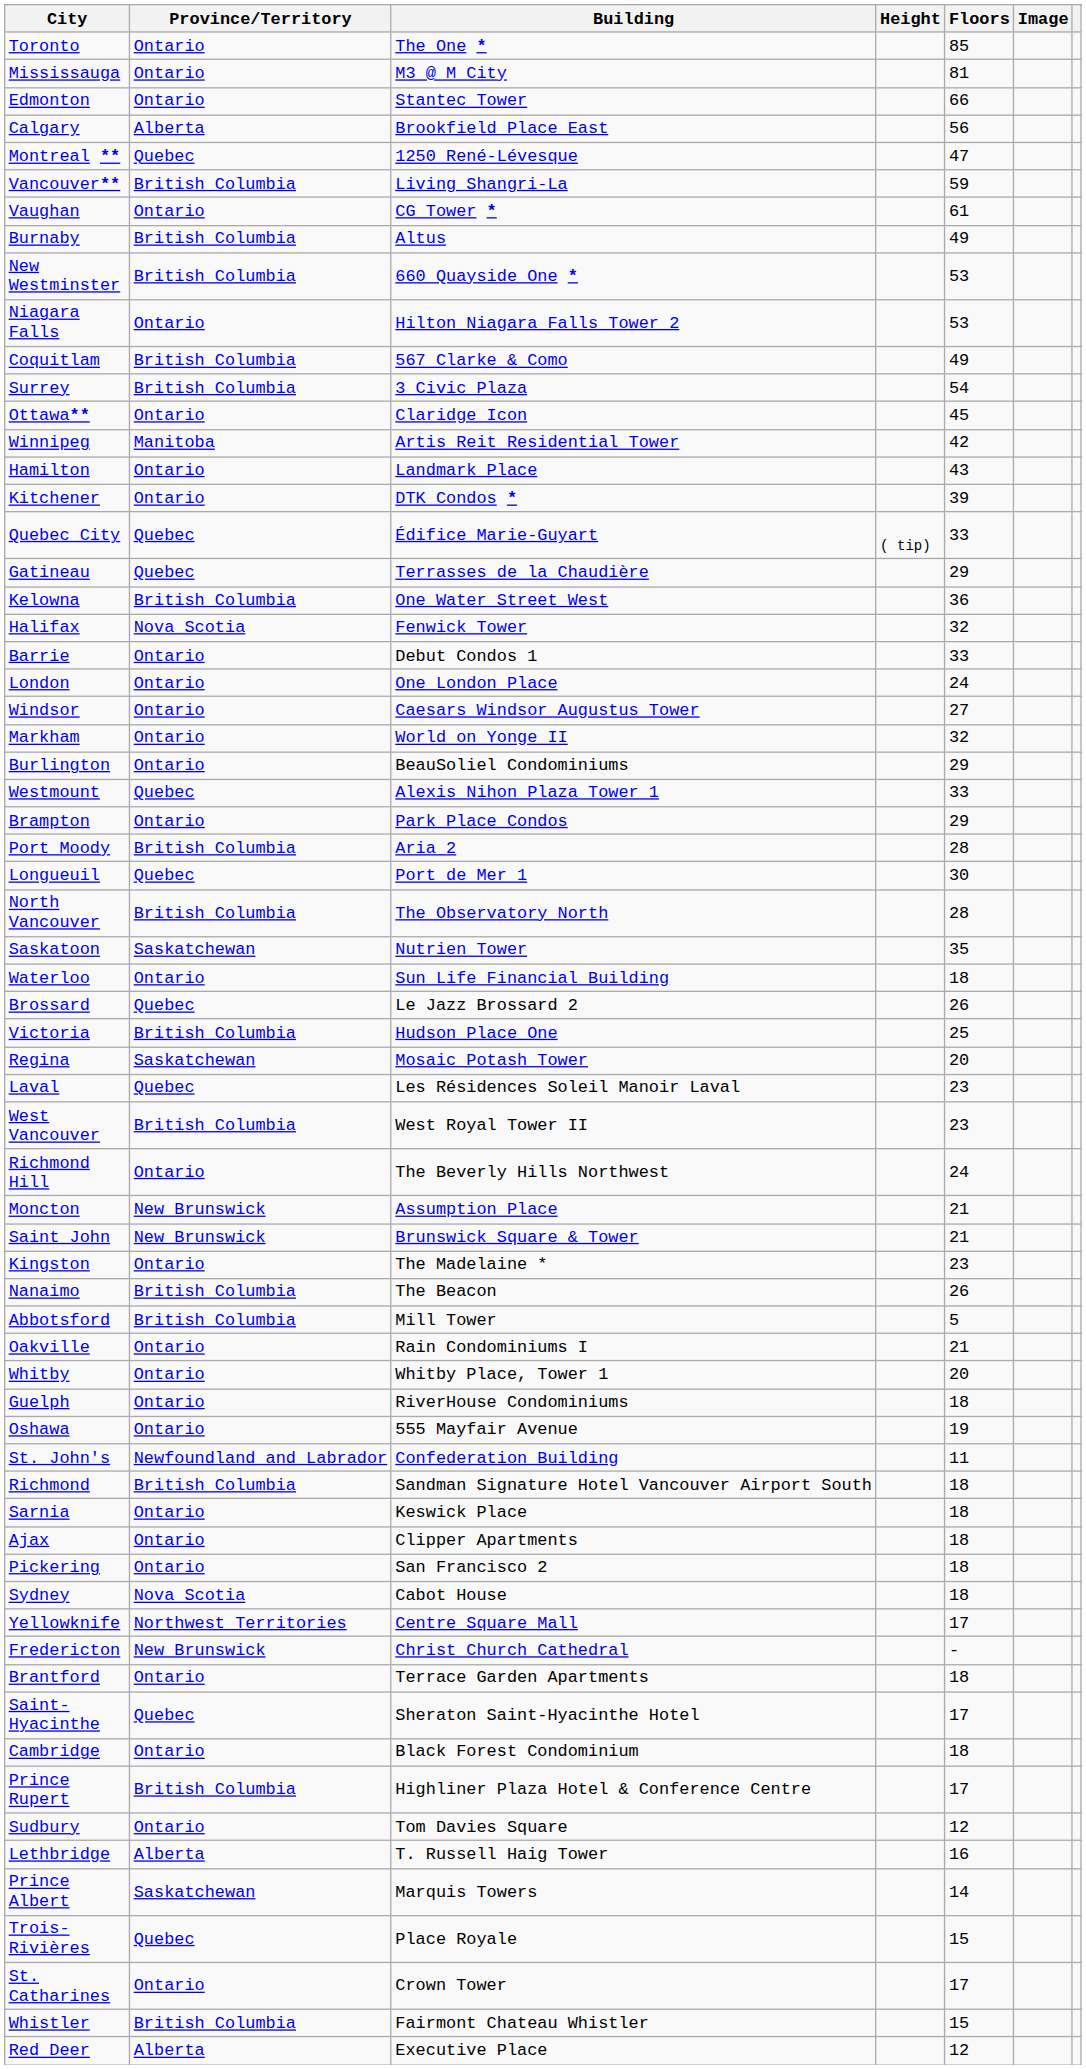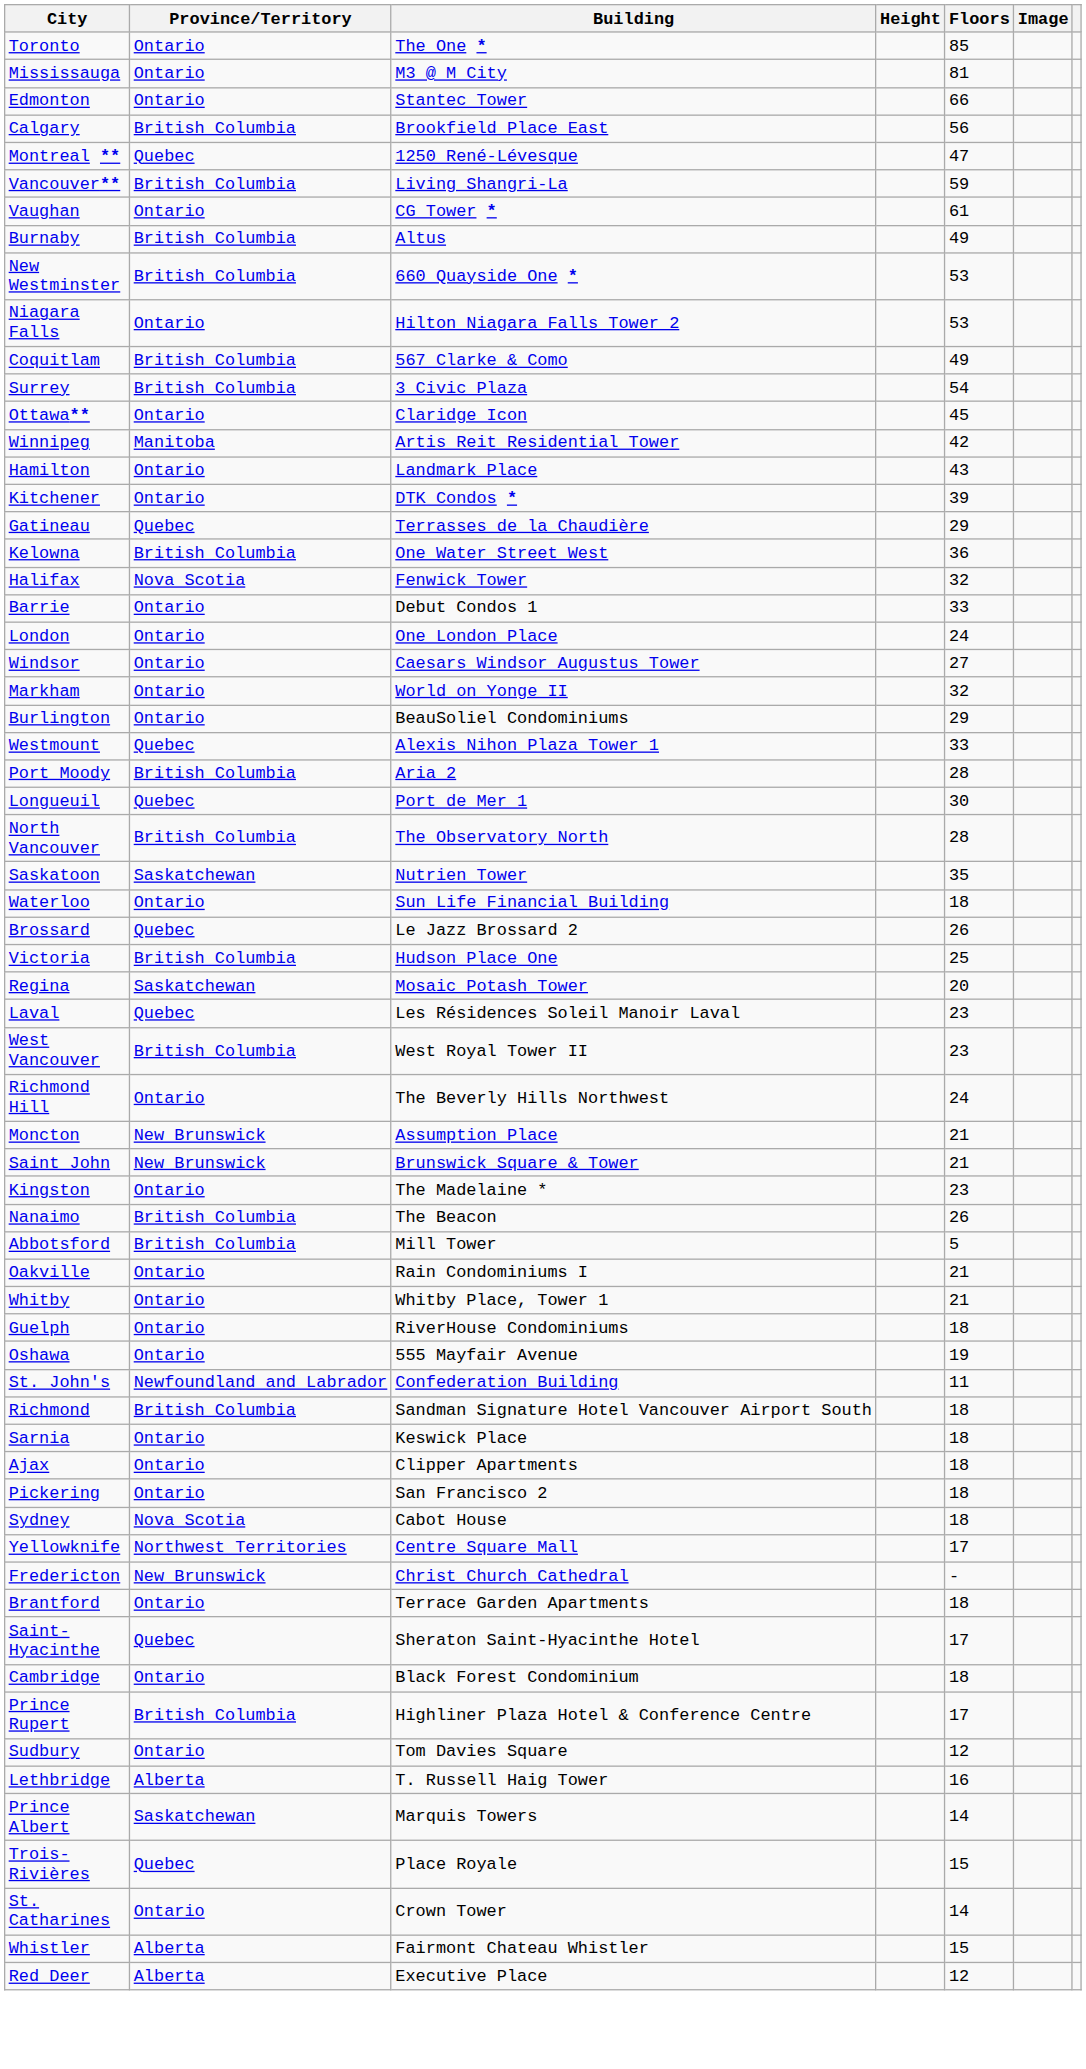(169, 129) Alberta -> (215, 129) British Columbia
- row: (64, 535)
- row: (49, 821)
(959, 1375) 20 -> (959, 1300) 21
(959, 1986) 17 -> (959, 1911) 14
(215, 2023) British Columbia -> (169, 1949) Alberta
